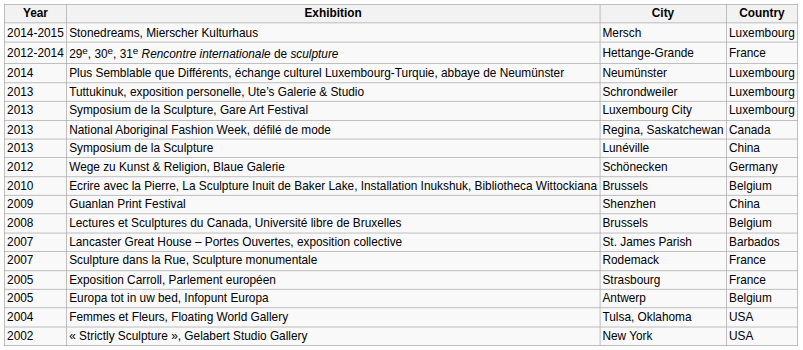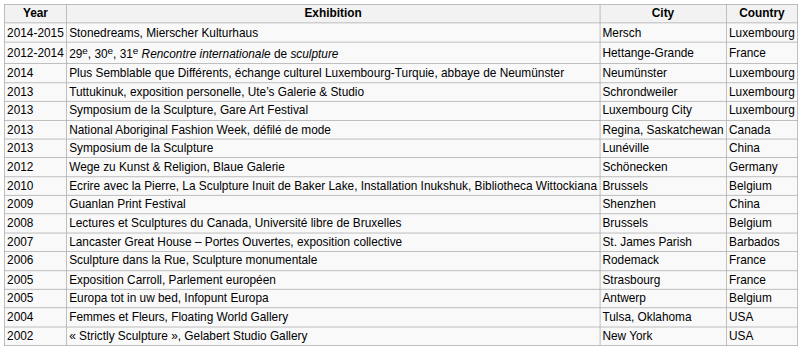(20, 261) 2007 -> (20, 261) 2006
